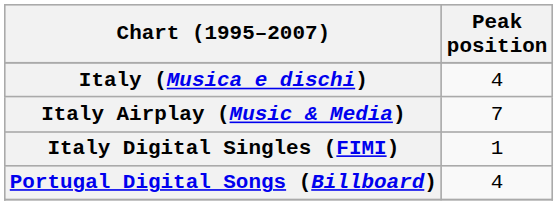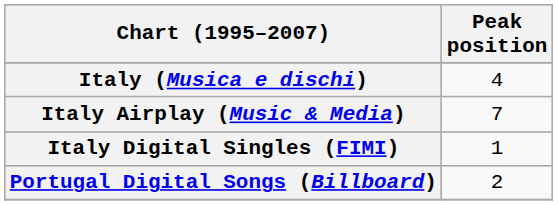(497, 182) 4 -> (497, 182) 2
